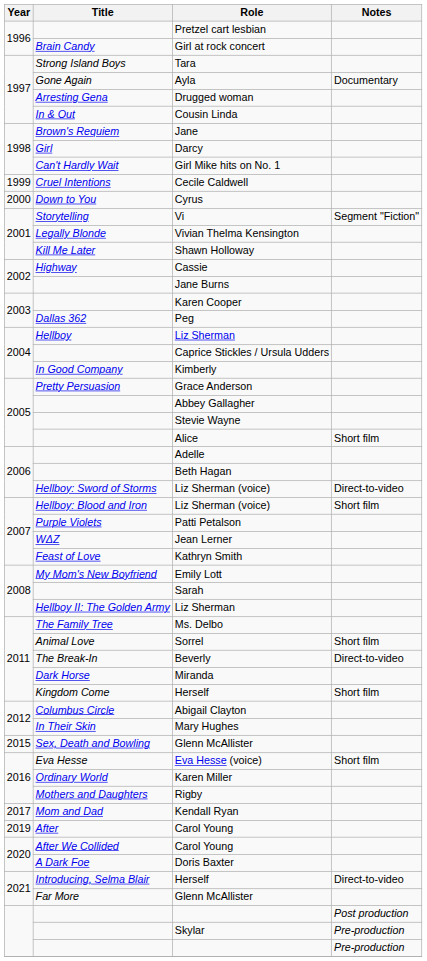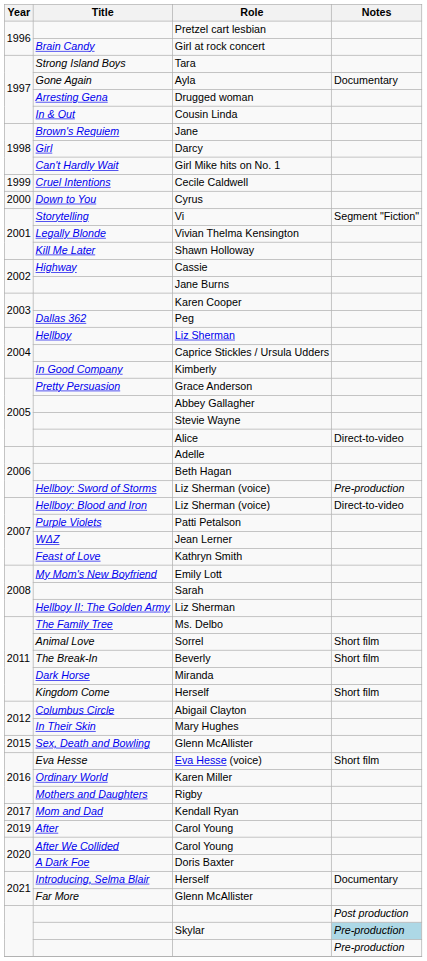(357, 438) Short film -> (369, 438) Direct-to-video
(369, 489) Direct-to-video -> (369, 489) Pre-production
(357, 506) Short film -> (369, 506) Direct-to-video
(369, 659) Direct-to-video -> (357, 659) Short film
(369, 880) Direct-to-video -> (366, 880) Documentary
(369, 931) no background -> (369, 931) lightblue background
